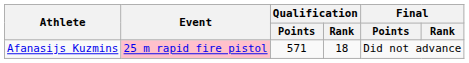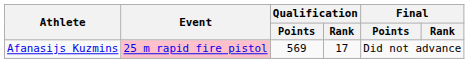(297, 49) 571 -> (297, 49) 569
(342, 49) 18 -> (342, 49) 17
